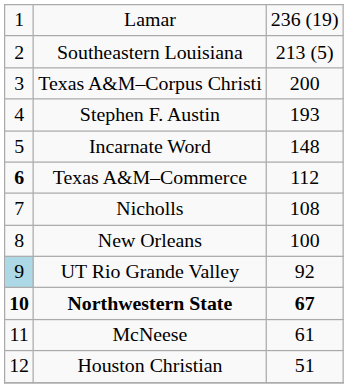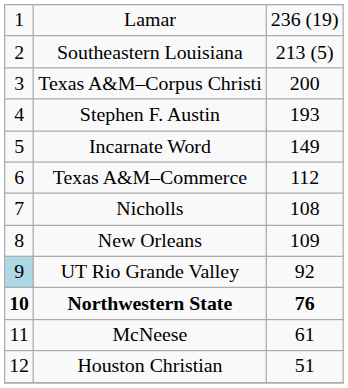(305, 146) 148 -> (305, 146) 149
(19, 177) bold -> (19, 177) normal
(305, 240) 100 -> (305, 240) 109
(305, 303) 67 -> (305, 303) 76
